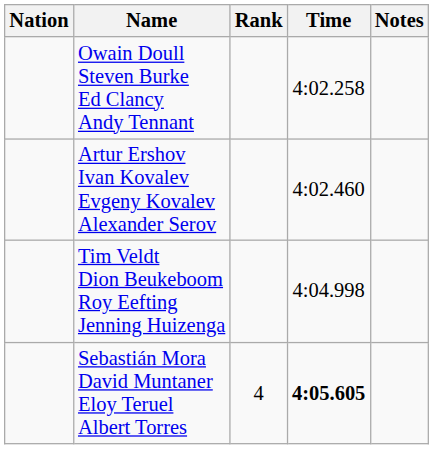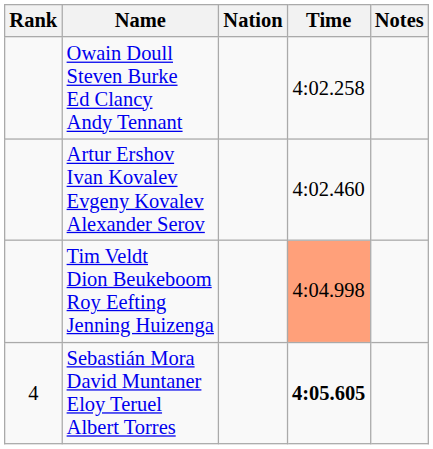columns swapped: (259, 20) <-> (39, 20)
(329, 290) no background -> (329, 290) lightsalmon background
